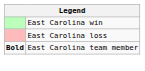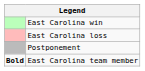+ row: (54, 47)
